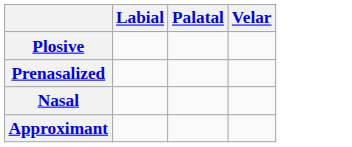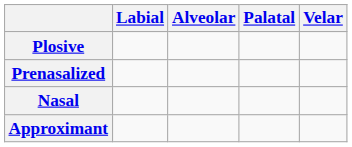+ column: (204, 18)
